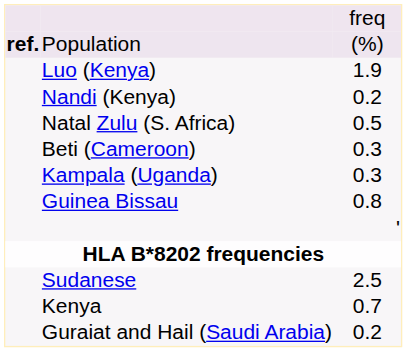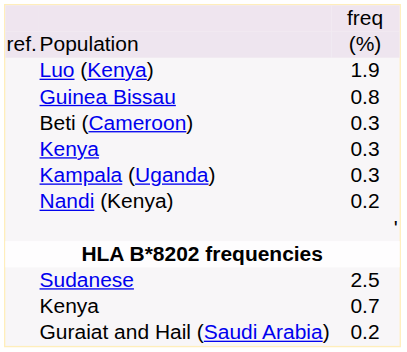(23, 44) bold -> (22, 44) normal
rows swapped: (110, 201) <-> (109, 96)
- row: (139, 123)
+ row: (69, 149)
